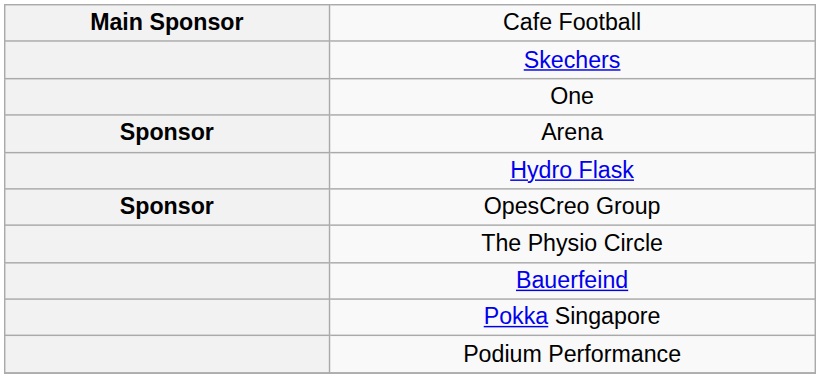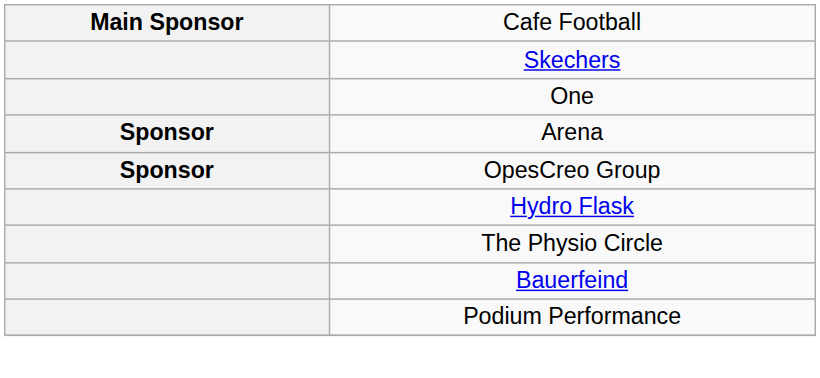rows swapped: (572, 170) <-> (572, 206)
- row: (572, 317)
